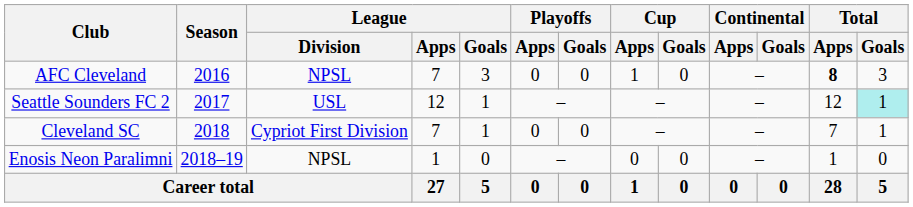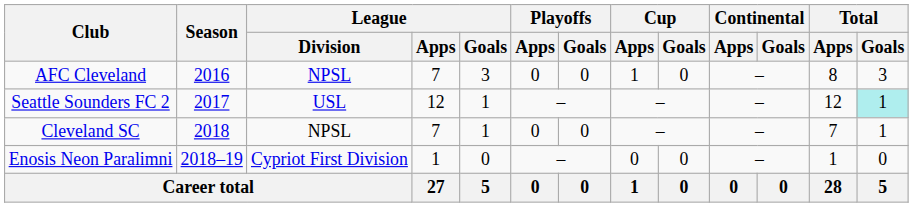(833, 74) bold -> (833, 74) normal
(329, 131) Cypriot First Division -> (329, 131) NPSL
(329, 159) NPSL -> (329, 159) Cypriot First Division
